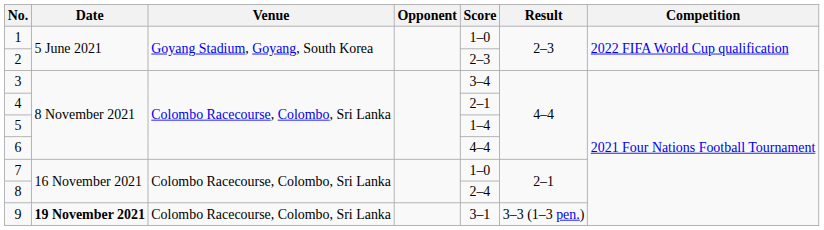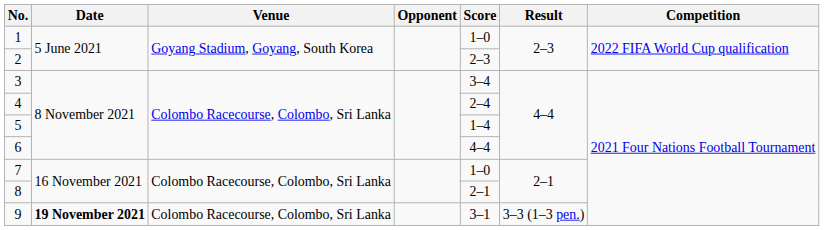(480, 103) 2–1 -> (480, 103) 2–4
(480, 192) 2–4 -> (480, 192) 2–1
